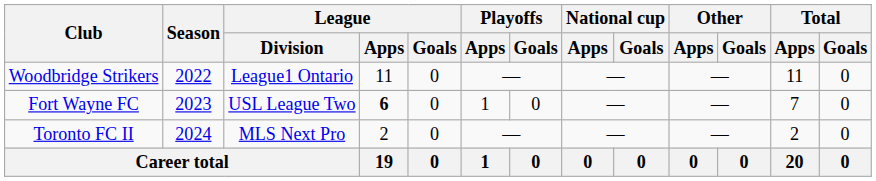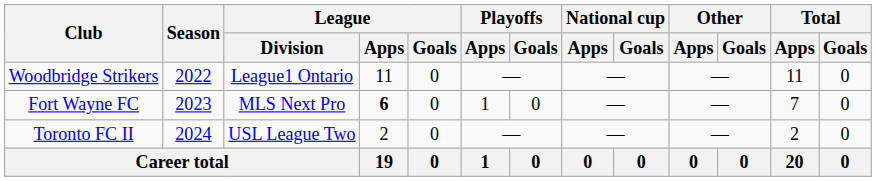(292, 104) USL League Two -> (292, 104) MLS Next Pro
(292, 133) MLS Next Pro -> (292, 133) USL League Two
